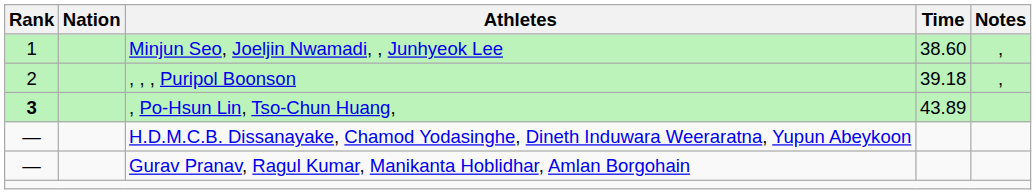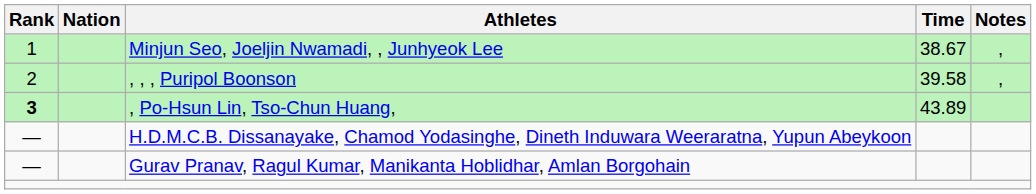(943, 49) 38.60 -> (943, 49) 38.67
(943, 78) 39.18 -> (943, 78) 39.58
